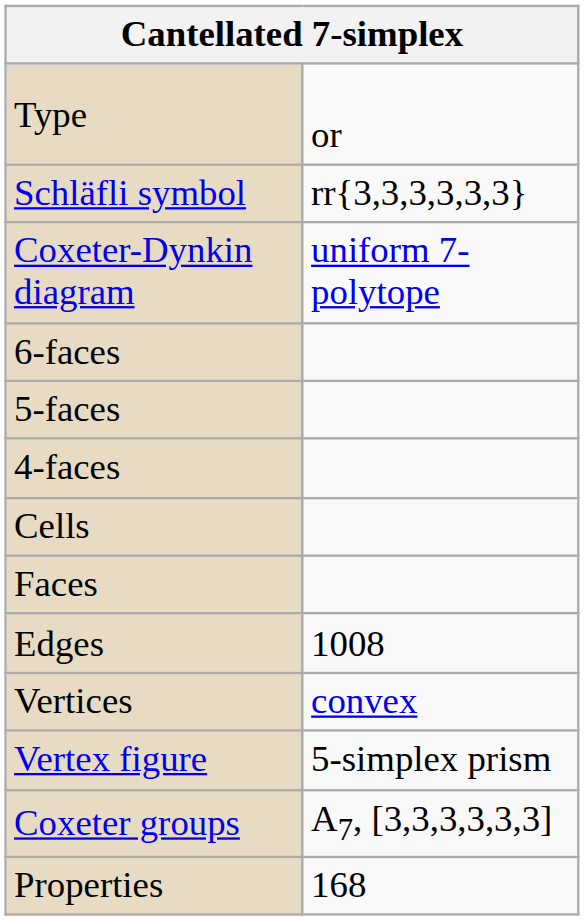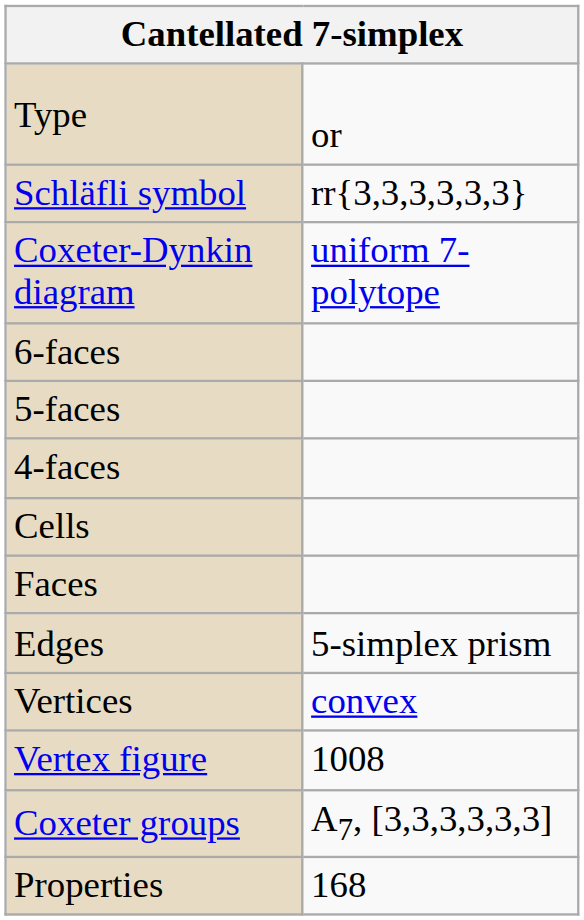(348, 642) 1008 -> (431, 642) 5-simplex prism
(431, 759) 5-simplex prism -> (348, 759) 1008
